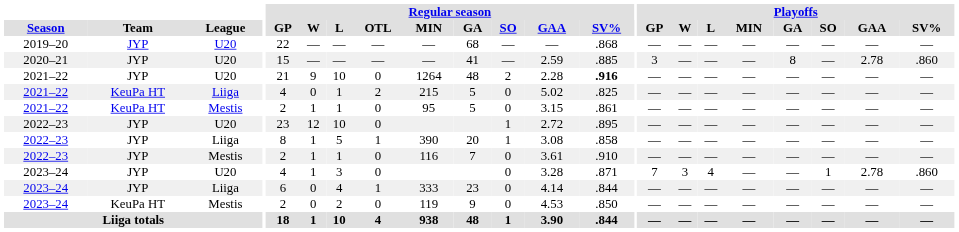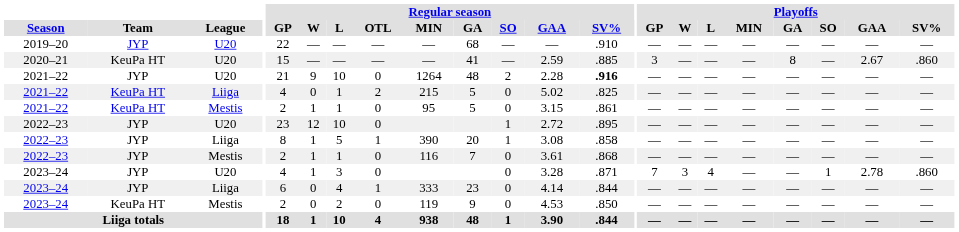(607, 44) .868 -> (607, 44) .910
(138, 60) JYP -> (138, 60) KeuPa HT
(872, 60) 2.78 -> (872, 60) 2.67
(607, 156) .910 -> (607, 156) .868
